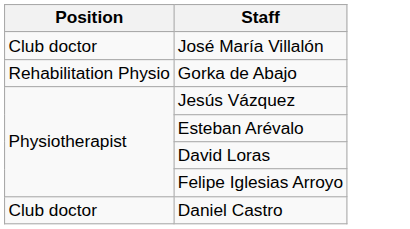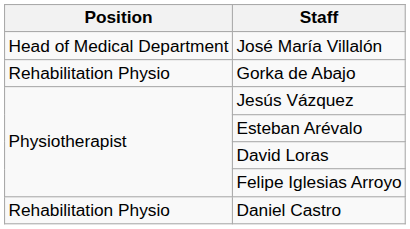(53, 45) Club doctor -> (118, 45) Head of Medical Department
(53, 210) Club doctor -> (89, 210) Rehabilitation Physio
